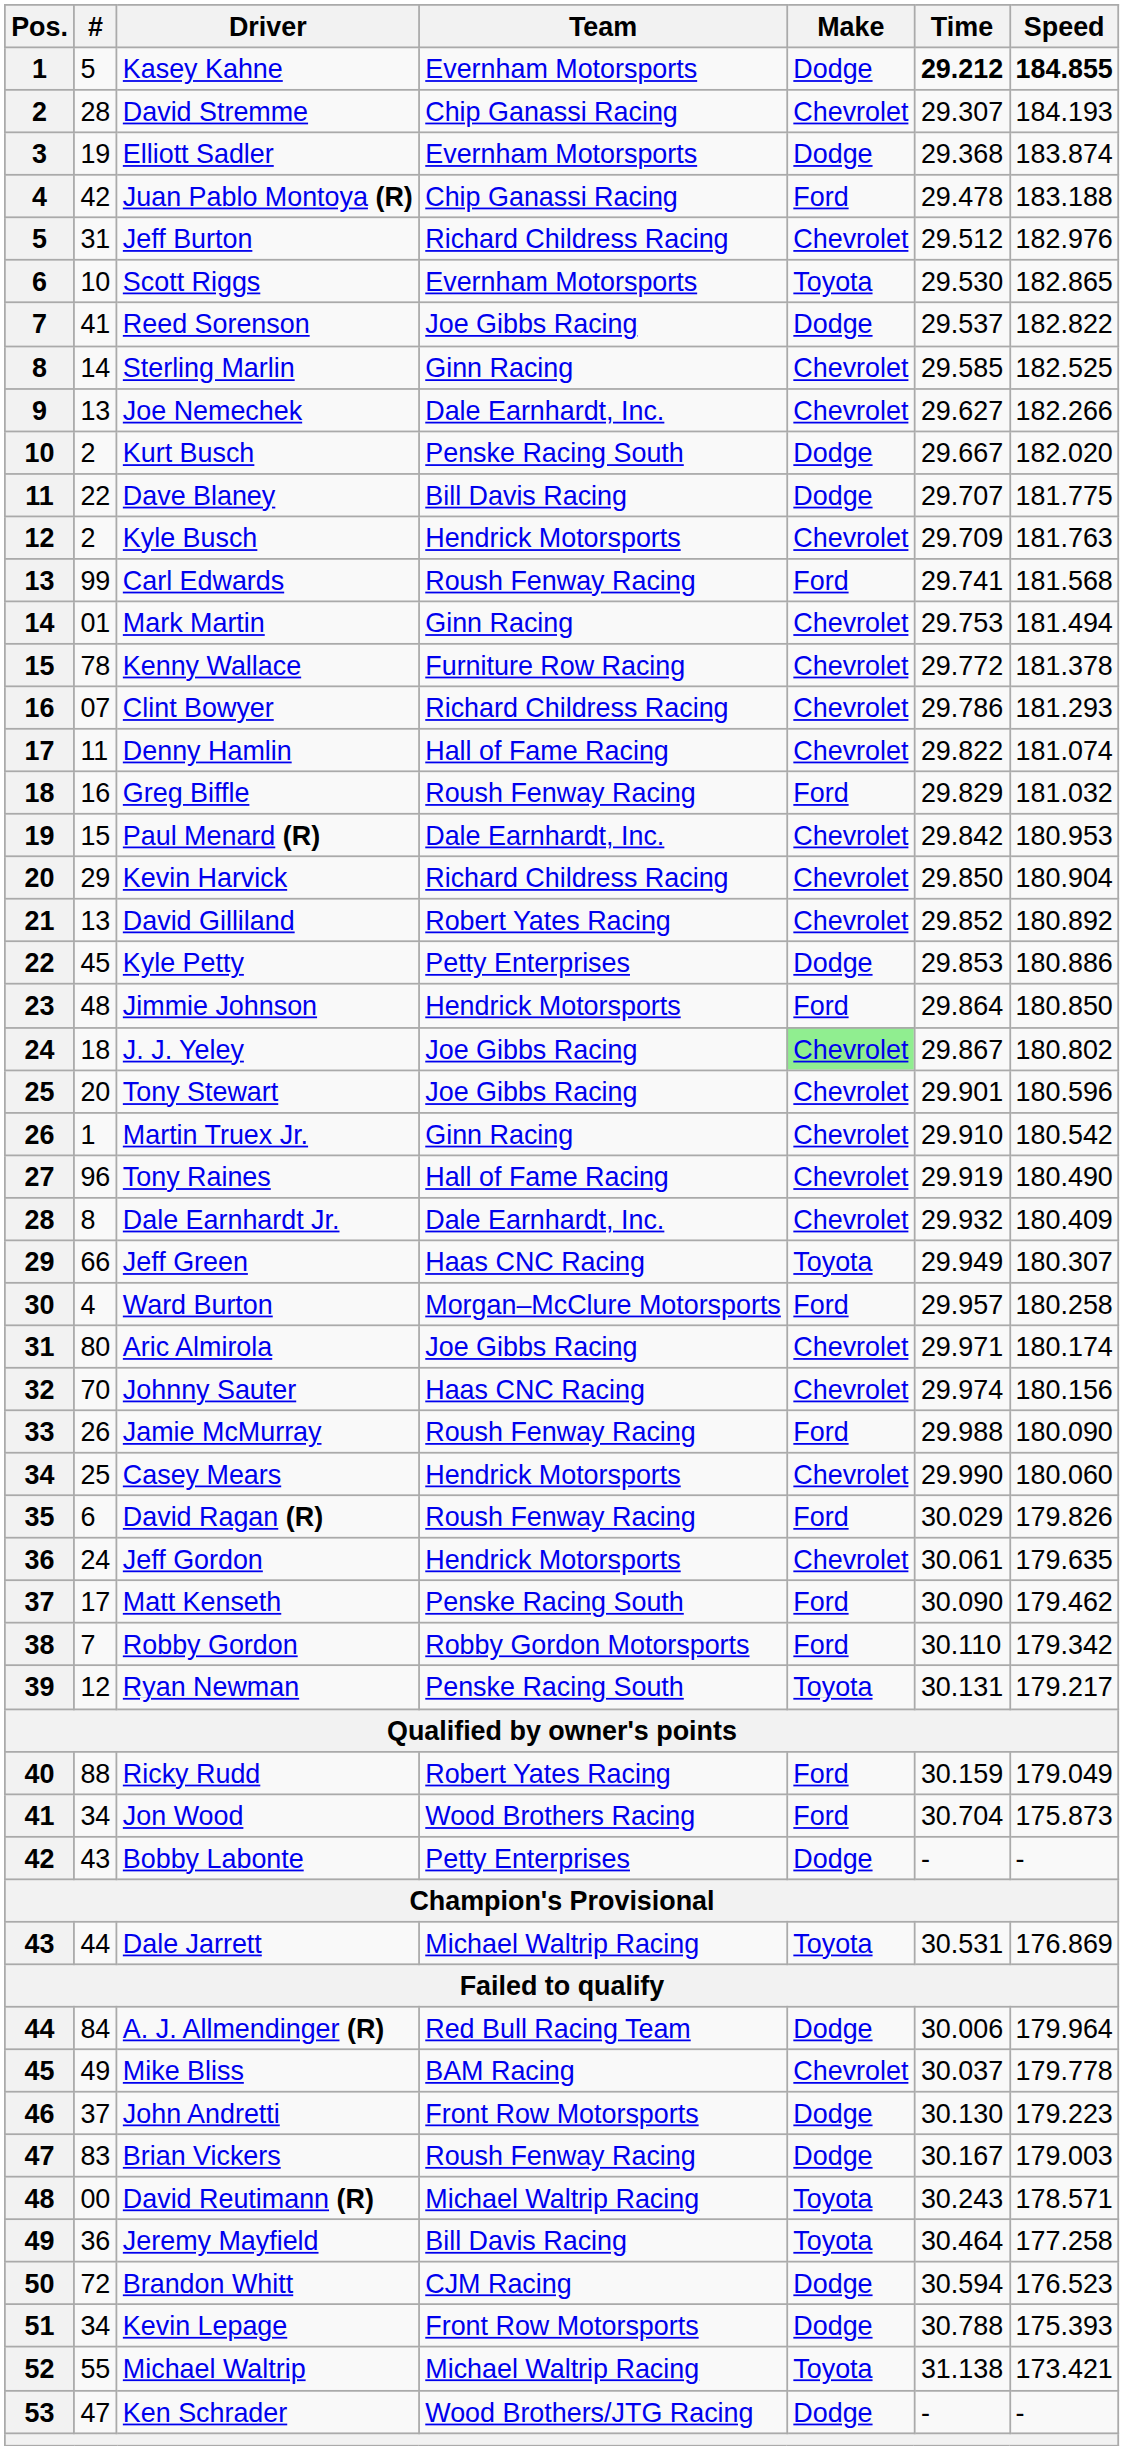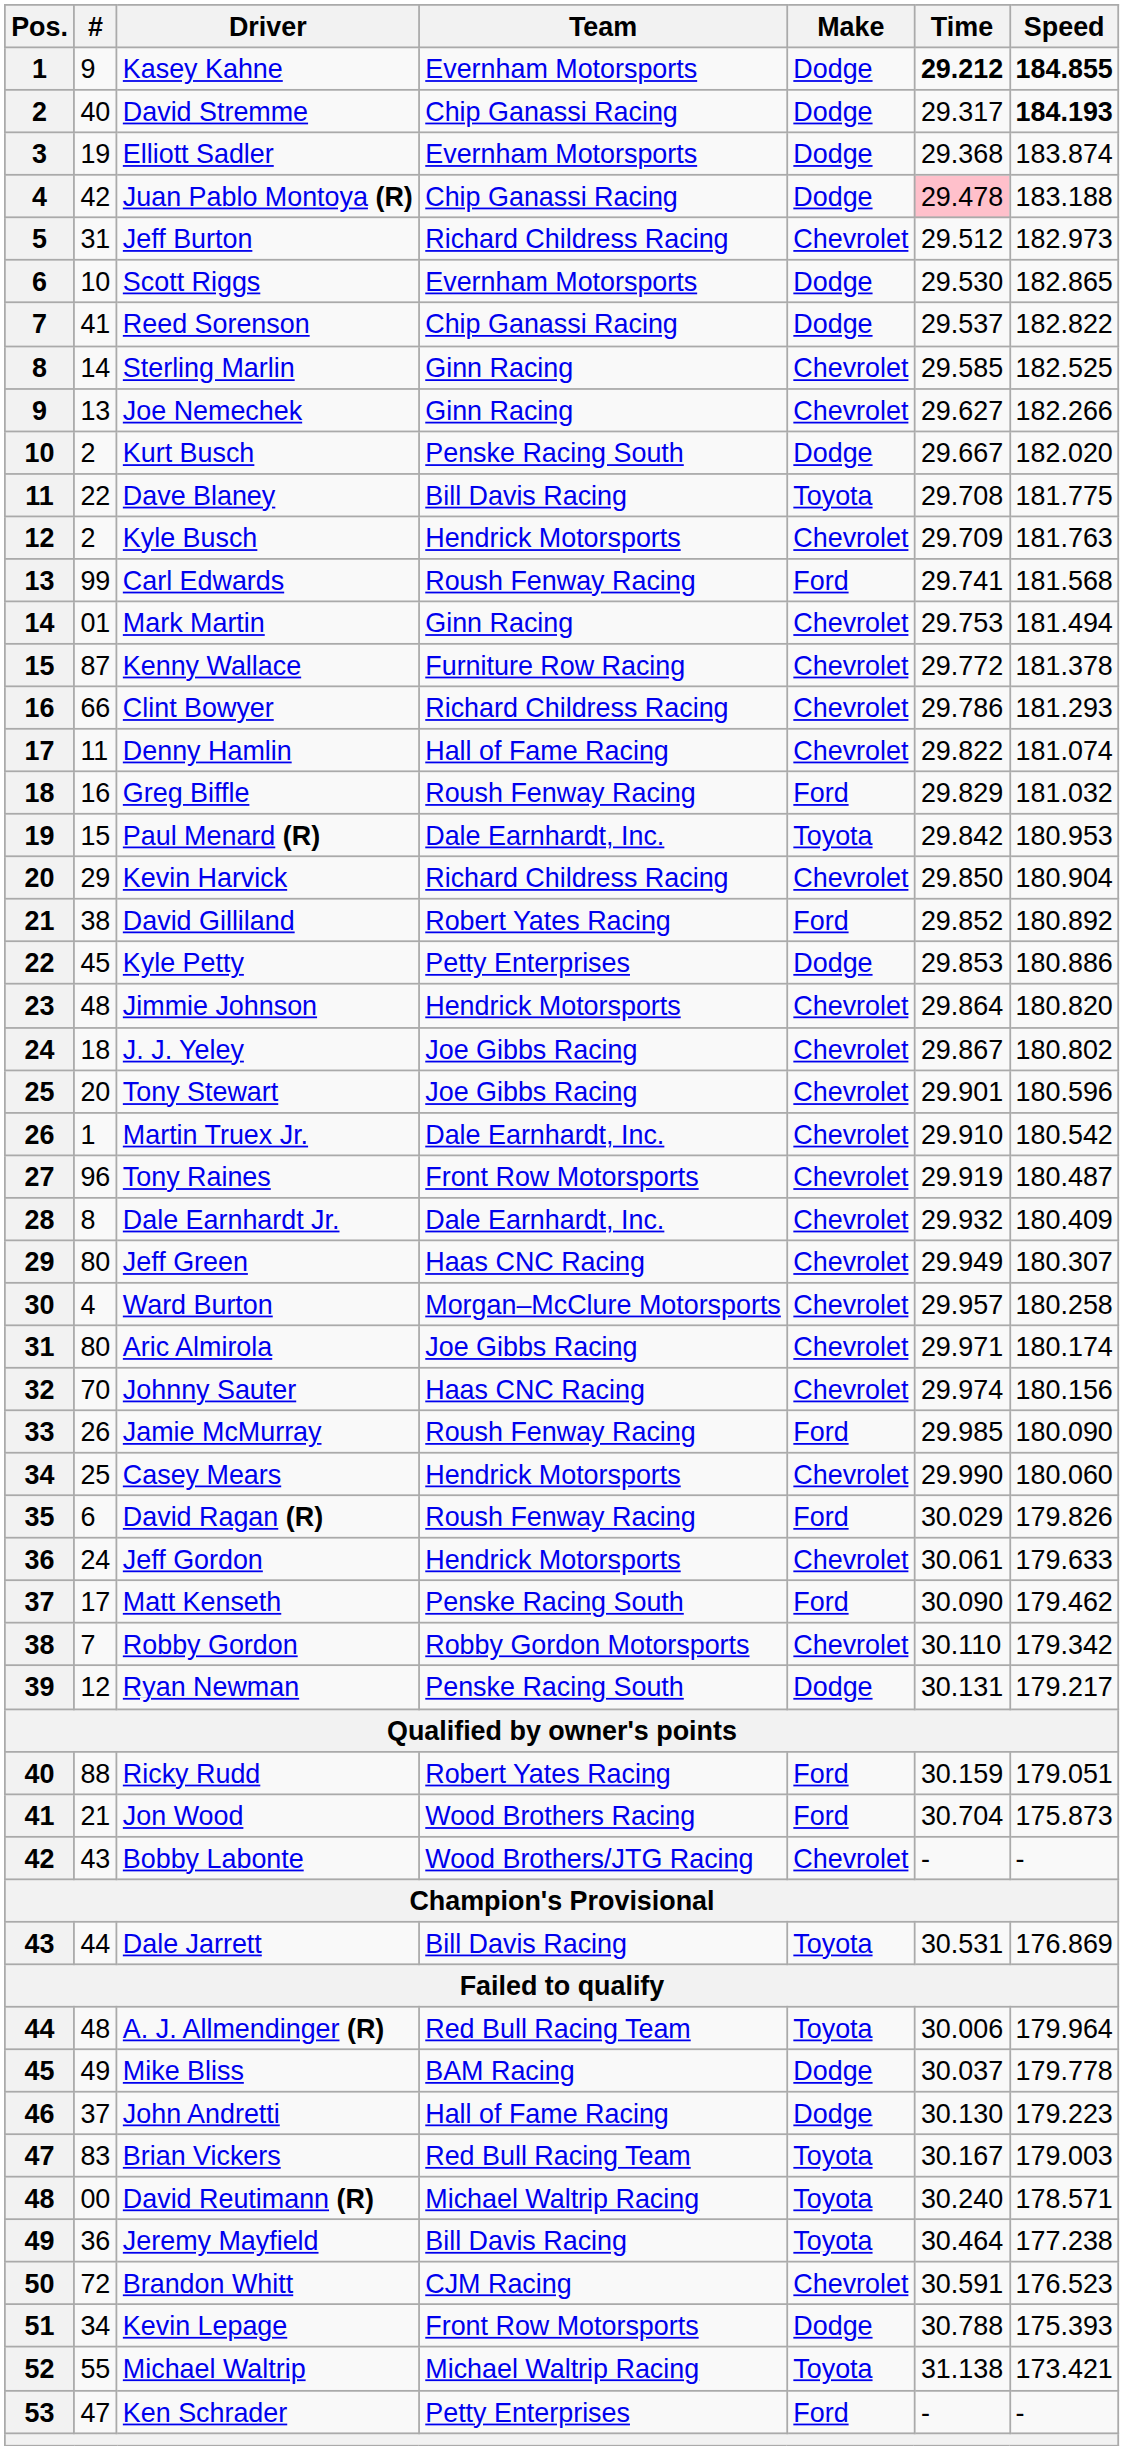(88, 69) 5 -> (88, 69) 9
(95, 112) 28 -> (95, 112) 40
(851, 112) Chevrolet -> (833, 112) Dodge
(962, 112) 29.307 -> (962, 112) 29.317
(1064, 112) normal -> (1064, 112) bold
(821, 197) Ford -> (833, 197) Dodge
(962, 197) no background -> (962, 197) pink background
(1064, 239) 182.976 -> (1064, 239) 182.973
(833, 282) Toyota -> (833, 282) Dodge
(531, 325) Joe Gibbs Racing -> (552, 325) Chip Ganassi Racing
(545, 410) Dale Earnhardt, Inc. -> (499, 410) Ginn Racing
(833, 495) Dodge -> (833, 495) Toyota
(962, 495) 29.707 -> (962, 495) 29.708
(95, 665) 78 -> (95, 665) 87
(95, 708) 07 -> (95, 708) 66
(851, 836) Chevrolet -> (833, 836) Toyota
(95, 921) 13 -> (95, 921) 38
(851, 921) Chevrolet -> (821, 921) Ford
(821, 1006) Ford -> (851, 1006) Chevrolet
(1064, 1006) 180.850 -> (1064, 1006) 180.820
(851, 1049) lightgreen background -> (851, 1049) no background
(499, 1134) Ginn Racing -> (545, 1134) Dale Earnhardt, Inc.
(547, 1176) Hall of Fame Racing -> (562, 1176) Front Row Motorsports
(1064, 1176) 180.490 -> (1064, 1176) 180.487
(95, 1261) 66 -> (95, 1261) 80
(833, 1261) Toyota -> (851, 1261) Chevrolet
(821, 1304) Ford -> (851, 1304) Chevrolet
(962, 1432) 29.988 -> (962, 1432) 29.985
(1064, 1560) 179.635 -> (1064, 1560) 179.633
(821, 1645) Ford -> (851, 1645) Chevrolet
(833, 1687) Toyota -> (833, 1687) Dodge
(1064, 1773) 179.049 -> (1064, 1773) 179.051
(95, 1815) 34 -> (95, 1815) 21
(528, 1858) Petty Enterprises -> (589, 1858) Wood Brothers/JTG Racing
(833, 1858) Dodge -> (851, 1858) Chevrolet
(562, 1943) Michael Waltrip Racing -> (526, 1943) Bill Davis Racing
(95, 2028) 84 -> (95, 2028) 48
(833, 2028) Dodge -> (833, 2028) Toyota
(851, 2071) Chevrolet -> (833, 2071) Dodge
(562, 2113) Front Row Motorsports -> (547, 2113) Hall of Fame Racing
(560, 2156) Roush Fenway Racing -> (558, 2156) Red Bull Racing Team
(833, 2156) Dodge -> (833, 2156) Toyota
(962, 2198) 30.243 -> (962, 2198) 30.240
(1064, 2241) 177.258 -> (1064, 2241) 177.238
(833, 2284) Dodge -> (851, 2284) Chevrolet
(962, 2284) 30.594 -> (962, 2284) 30.591
(589, 2411) Wood Brothers/JTG Racing -> (528, 2411) Petty Enterprises
(833, 2411) Dodge -> (821, 2411) Ford
